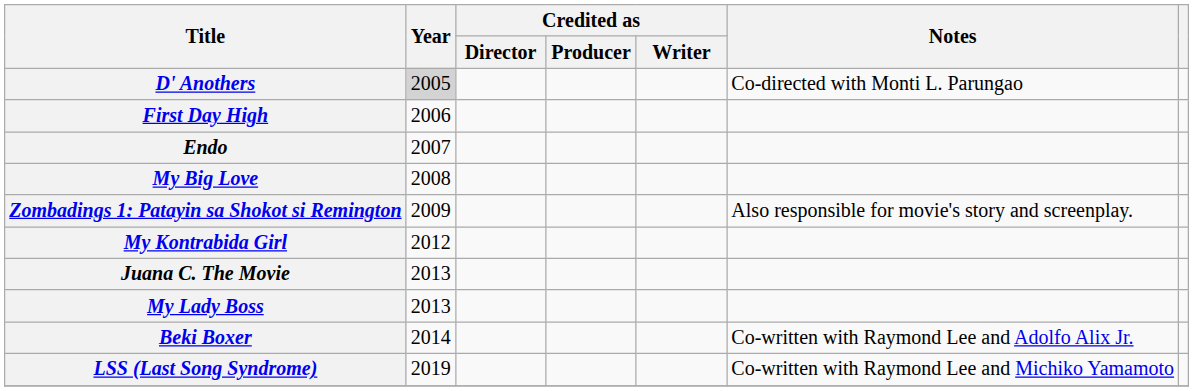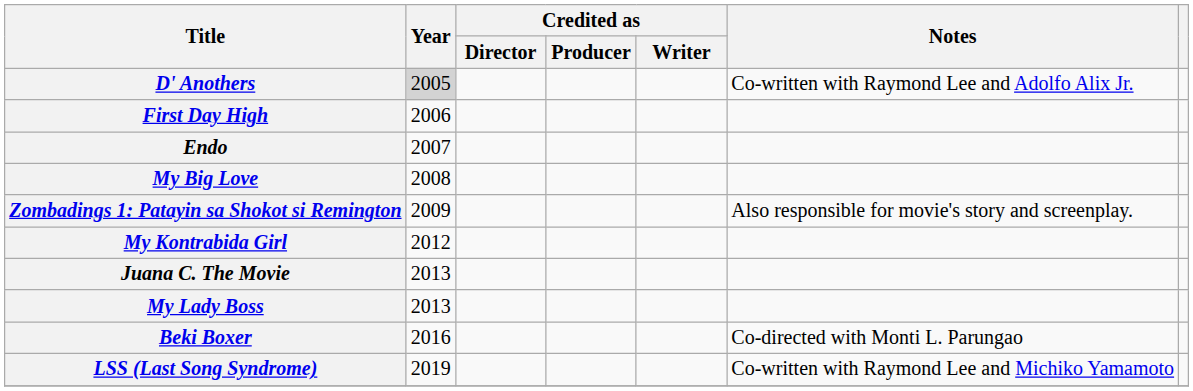(877, 83) Co-directed with Monti L. Parungao -> (932, 83) Co-written with Raymond Lee and Adolfo Alix Jr.
(431, 337) 2014 -> (431, 337) 2016
(932, 337) Co-written with Raymond Lee and Adolfo Alix Jr. -> (877, 337) Co-directed with Monti L. Parungao
